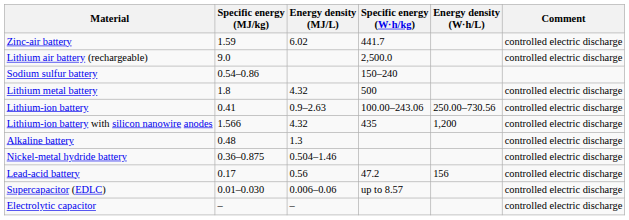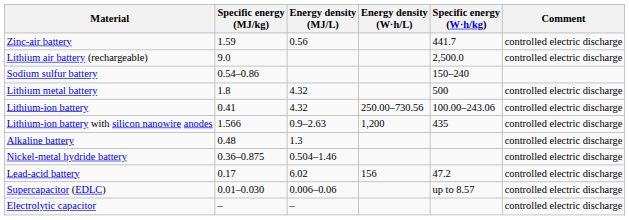columns swapped: (395, 18) <-> (467, 18)
(299, 41) 6.02 -> (299, 41) 0.56
(308, 107) 0.9–2.63 -> (299, 107) 4.32
(299, 124) 4.32 -> (308, 124) 0.9–2.63
(299, 173) 0.56 -> (299, 173) 6.02
